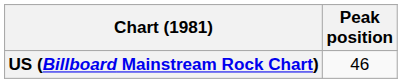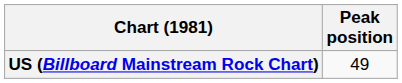(360, 64) 46 -> (360, 64) 49
